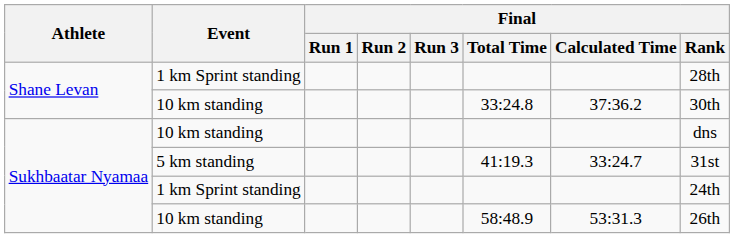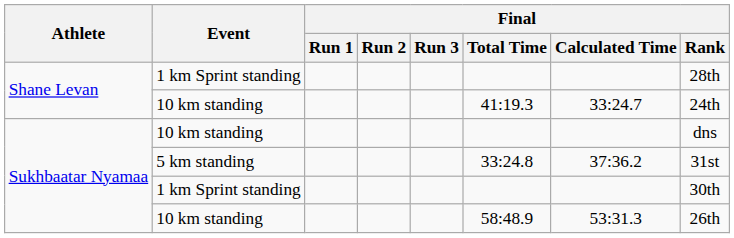(507, 104) 33:24.8 -> (507, 104) 41:19.3
(616, 104) 37:36.2 -> (616, 104) 33:24.7
(705, 104) 30th -> (705, 104) 24th
(507, 161) 41:19.3 -> (507, 161) 33:24.8
(616, 161) 33:24.7 -> (616, 161) 37:36.2
(705, 190) 24th -> (705, 190) 30th
